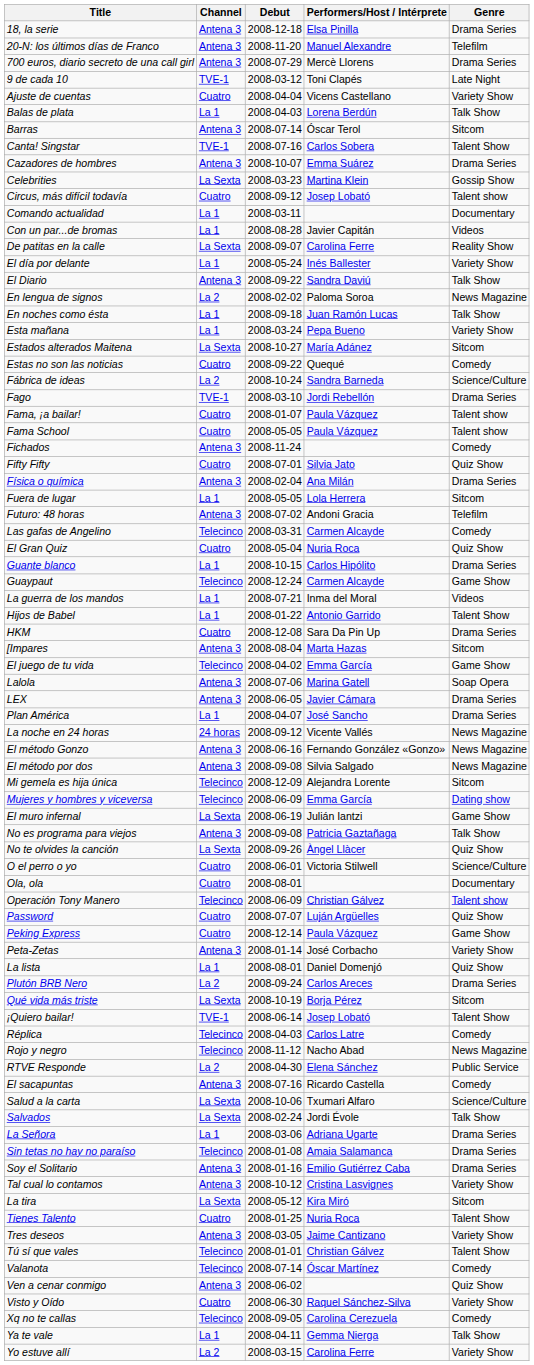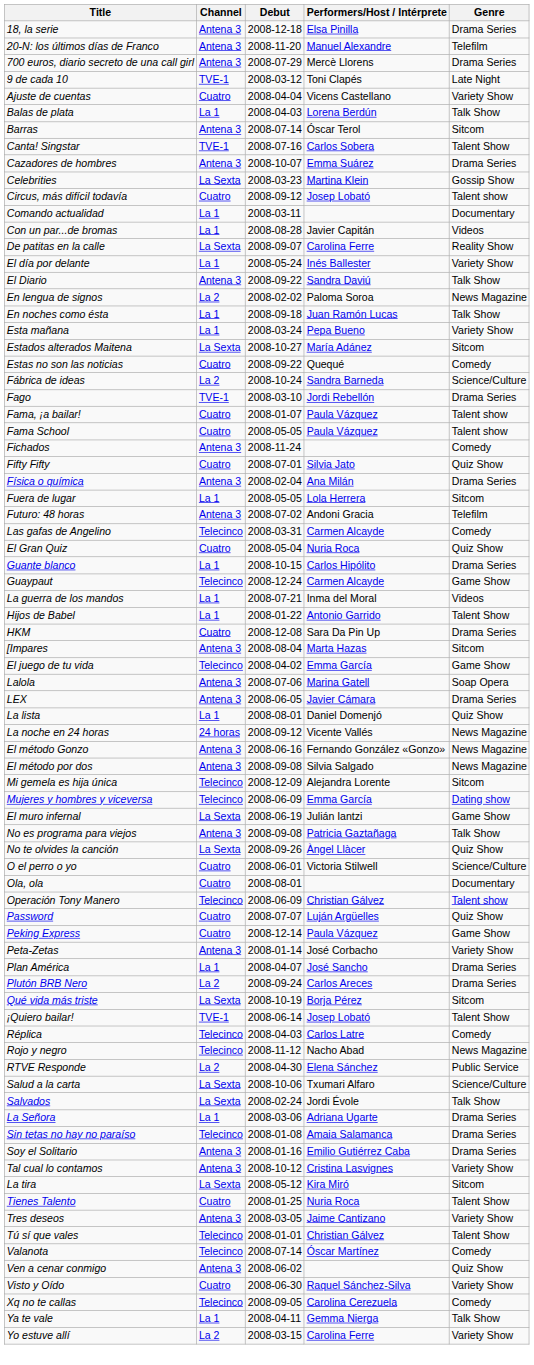rows swapped: (23, 967) <-> (38, 716)
- row: (40, 1084)
